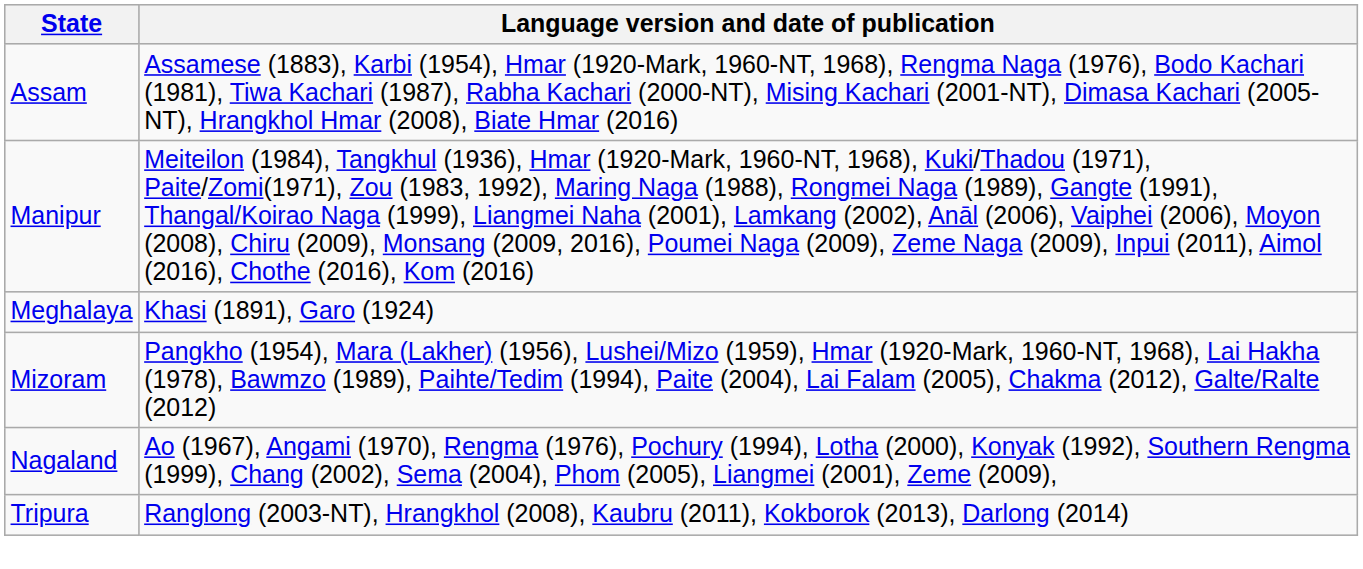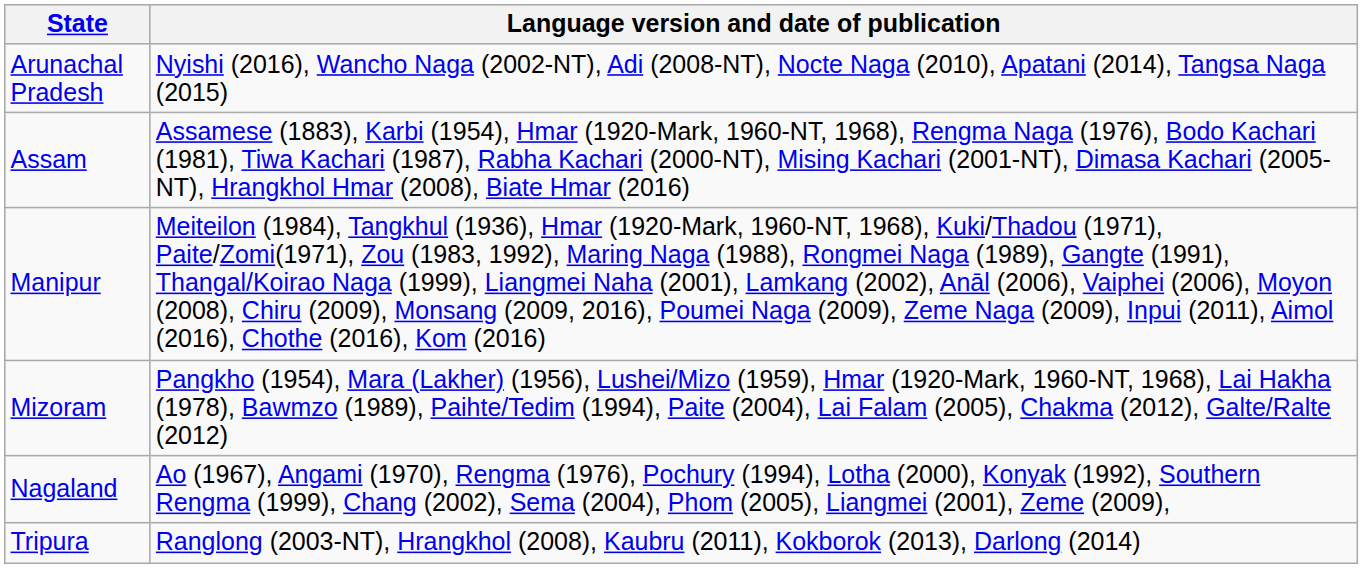+ row: (67, 77)
- row: (72, 311)
